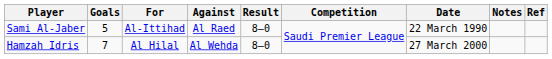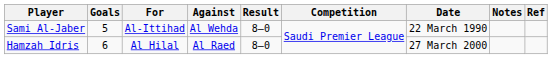(214, 29) Al Raed -> (214, 29) Al Wehda
(105, 45) 7 -> (105, 45) 6
(214, 45) Al Wehda -> (214, 45) Al Raed
